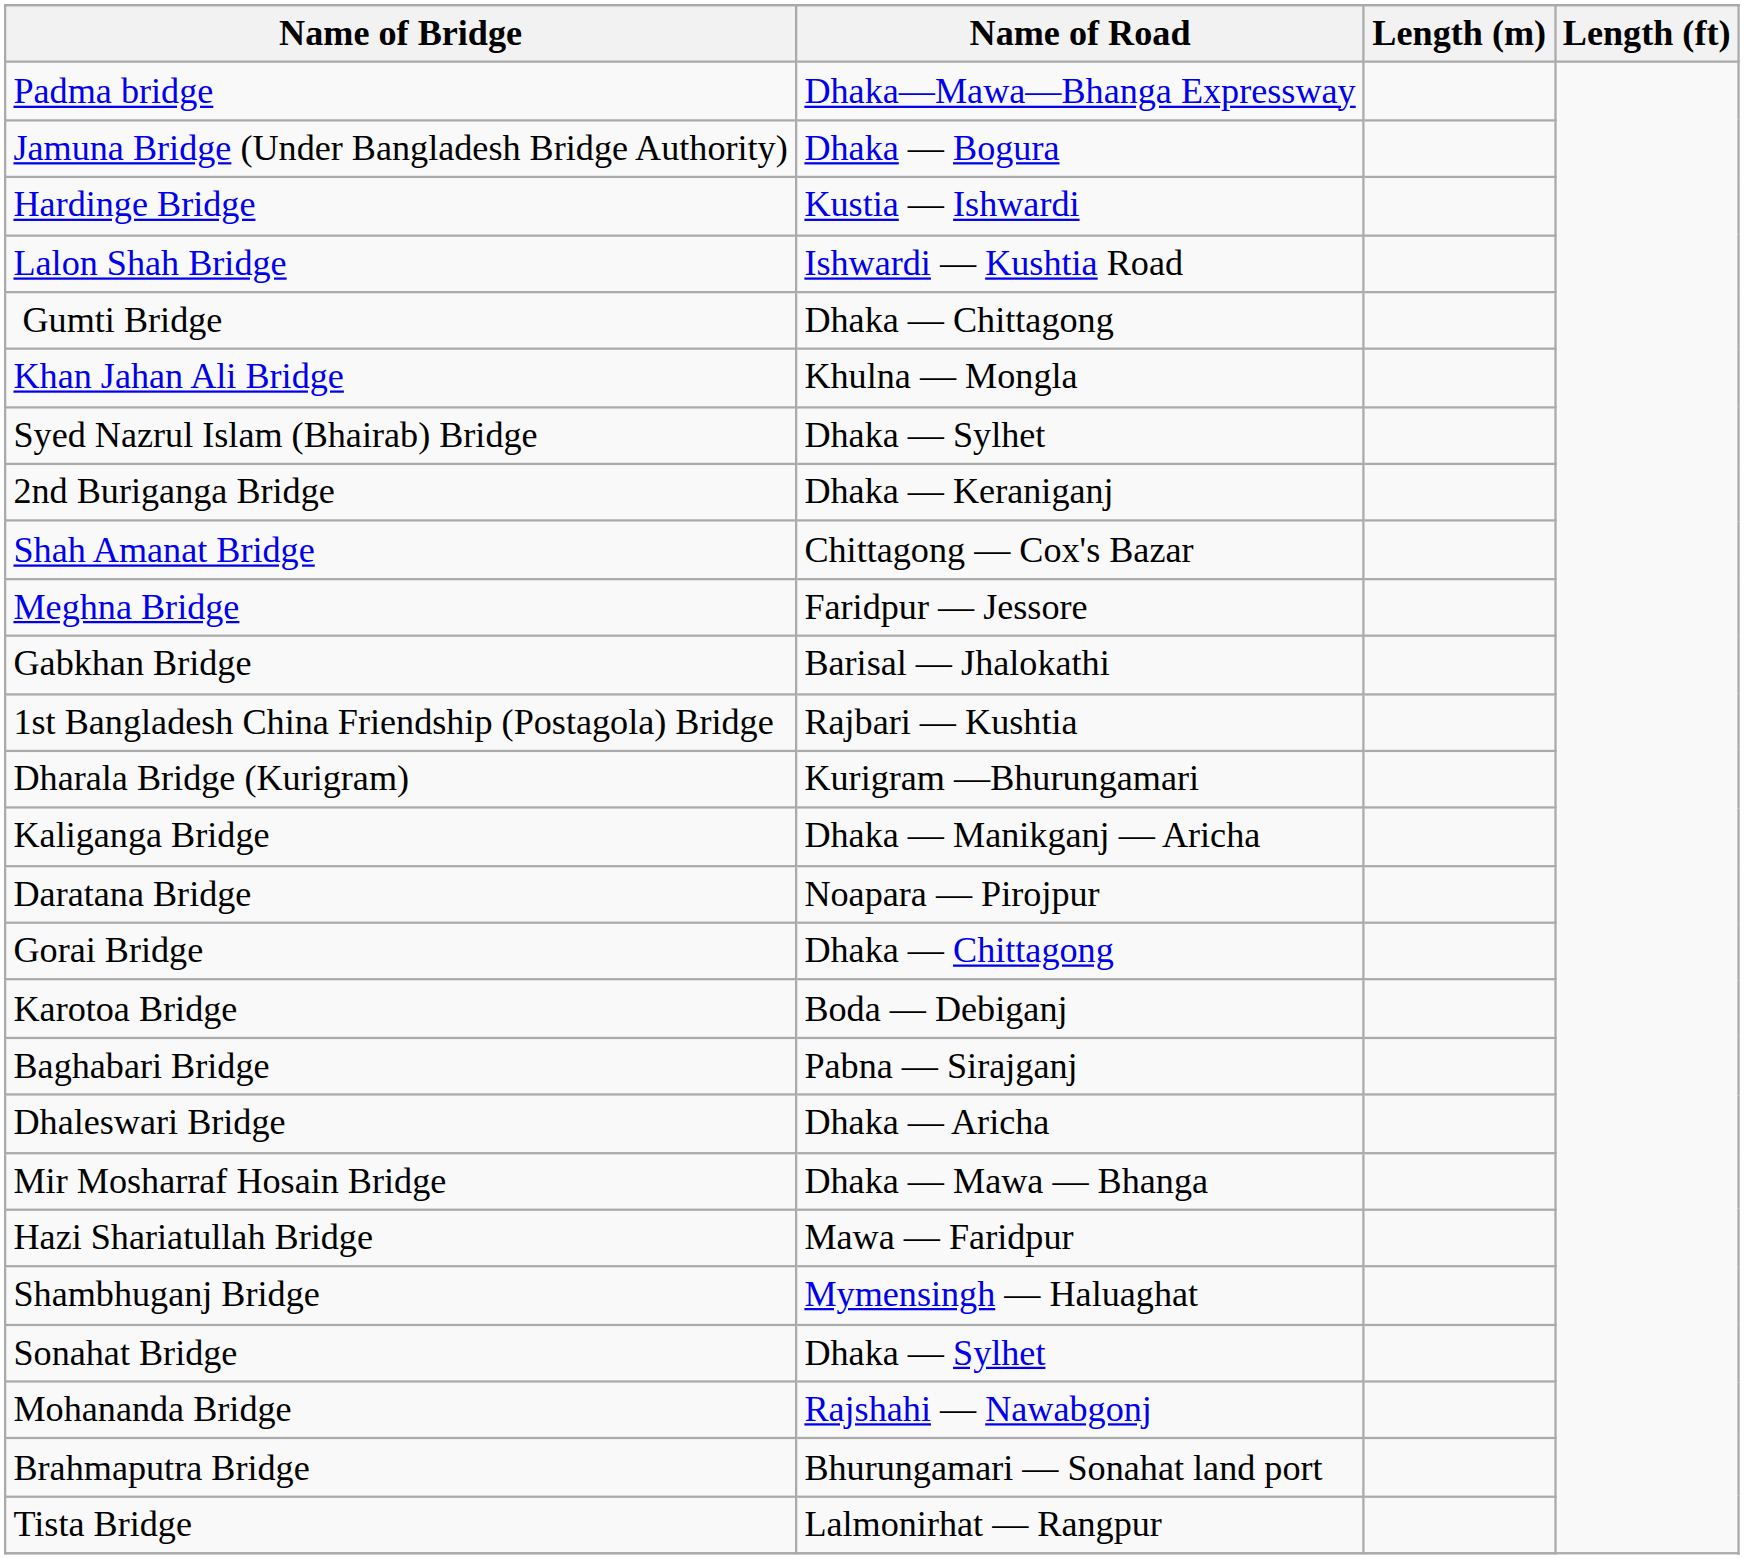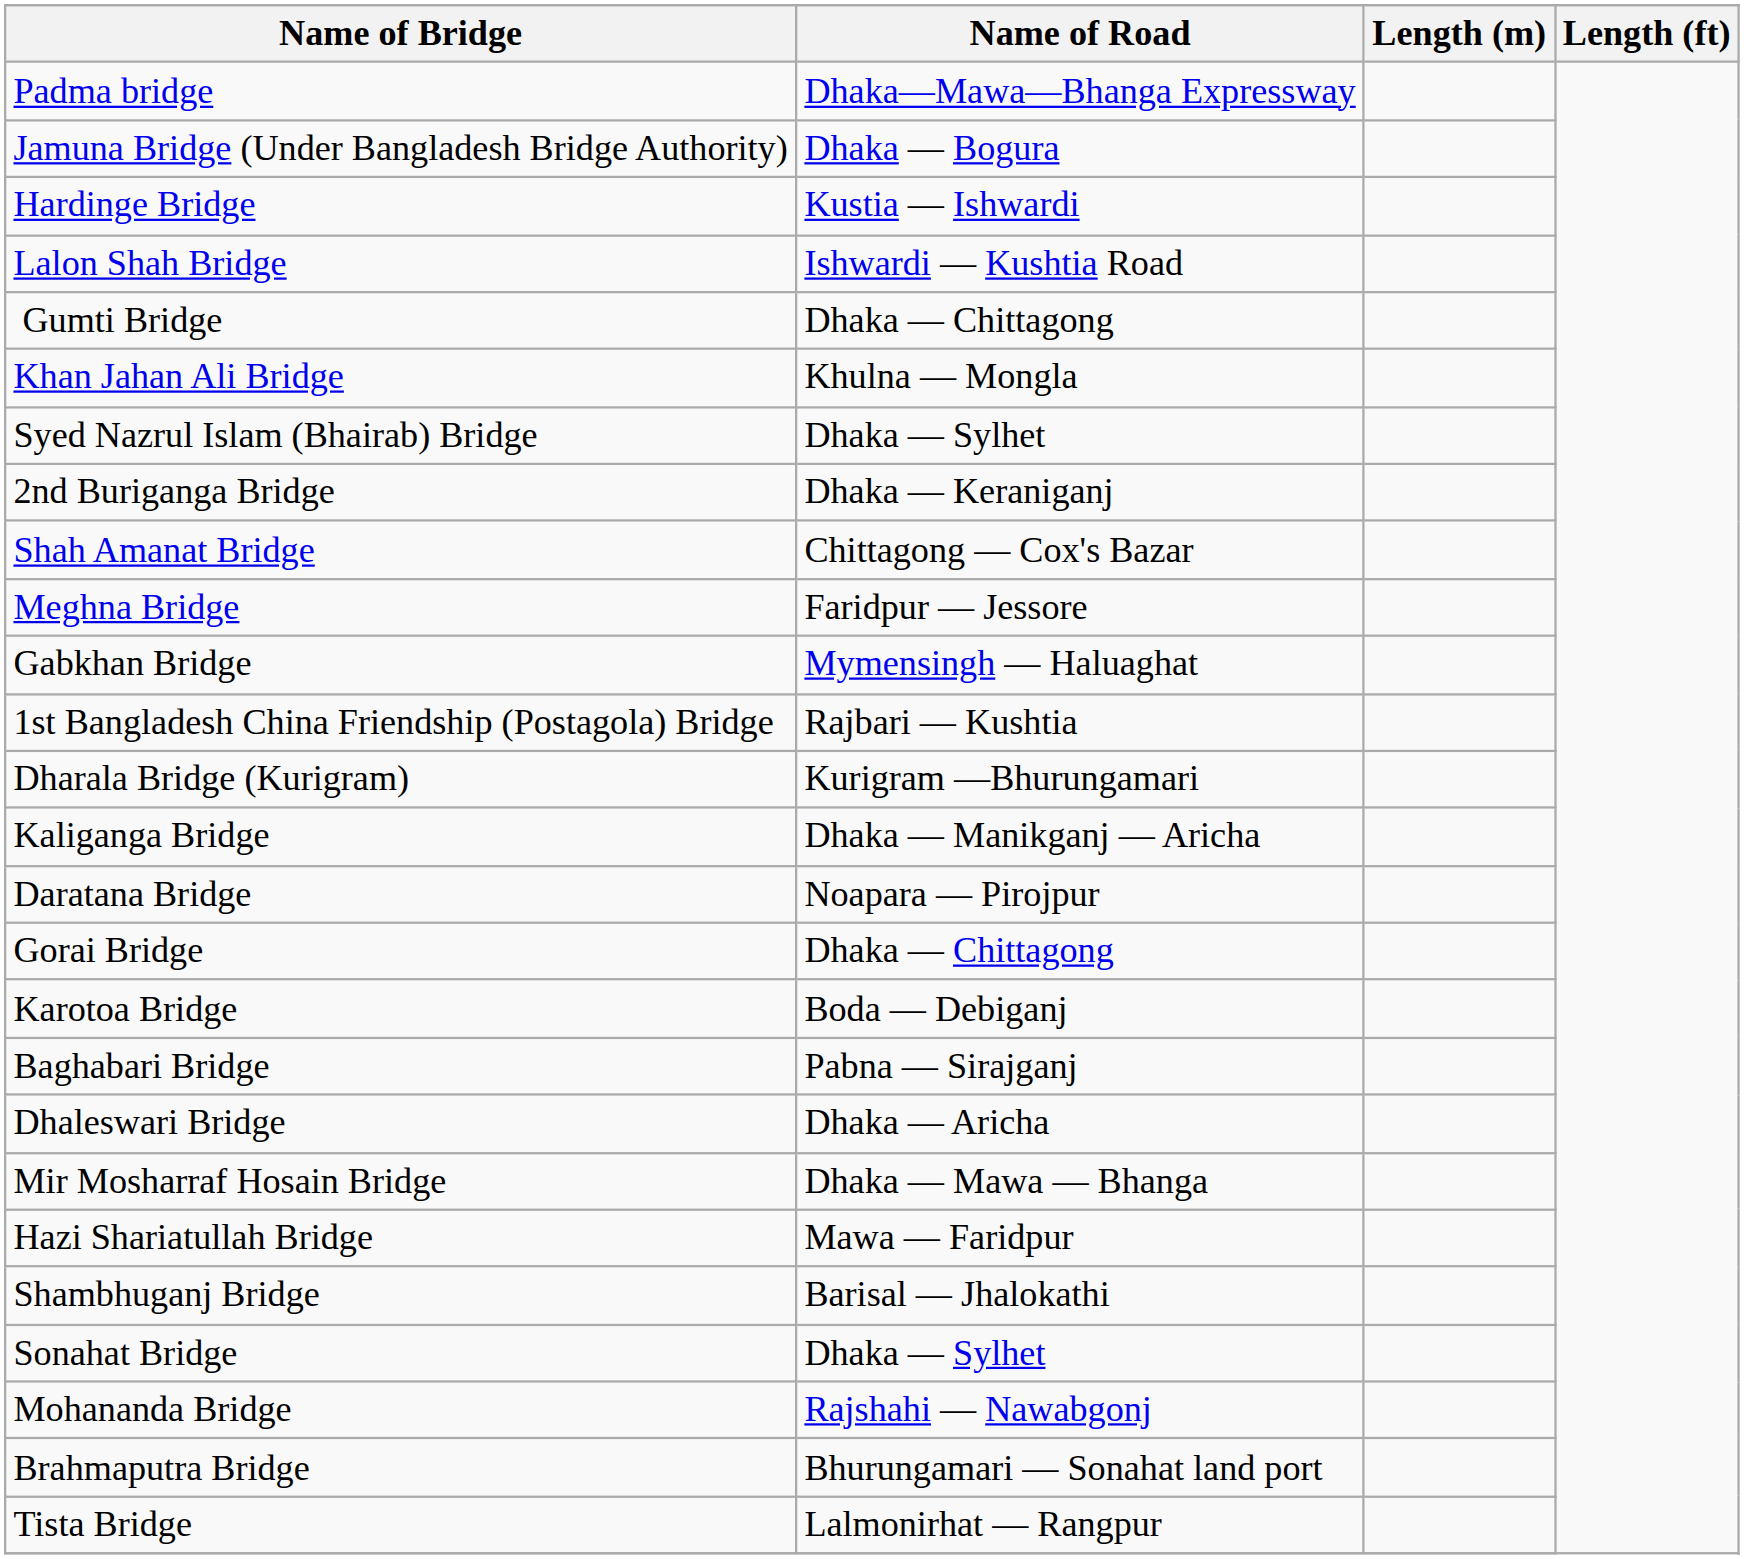(957, 663) Barisal — Jhalokathi -> (1001, 663) Mymensingh — Haluaghat
(1001, 1294) Mymensingh — Haluaghat -> (957, 1294) Barisal — Jhalokathi
